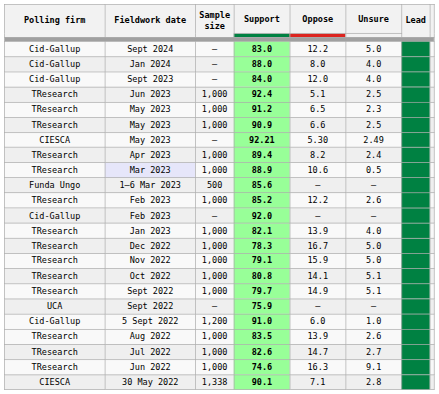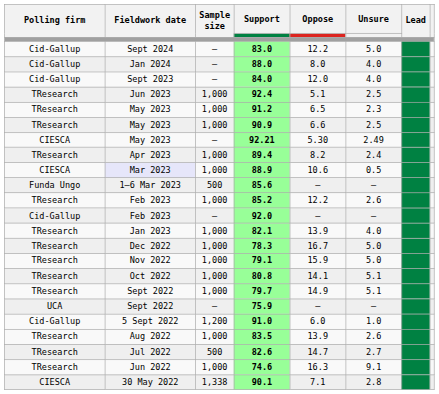(55, 171) TResearch -> (55, 171) CIESCA
(215, 352) 1,000 -> (215, 352) 500
